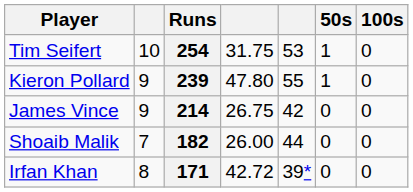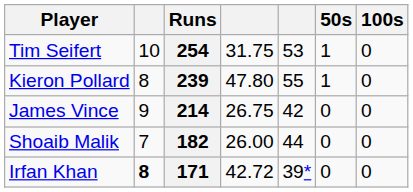(144, 80) 9 -> (144, 80) 8
(144, 171) normal -> (144, 171) bold
